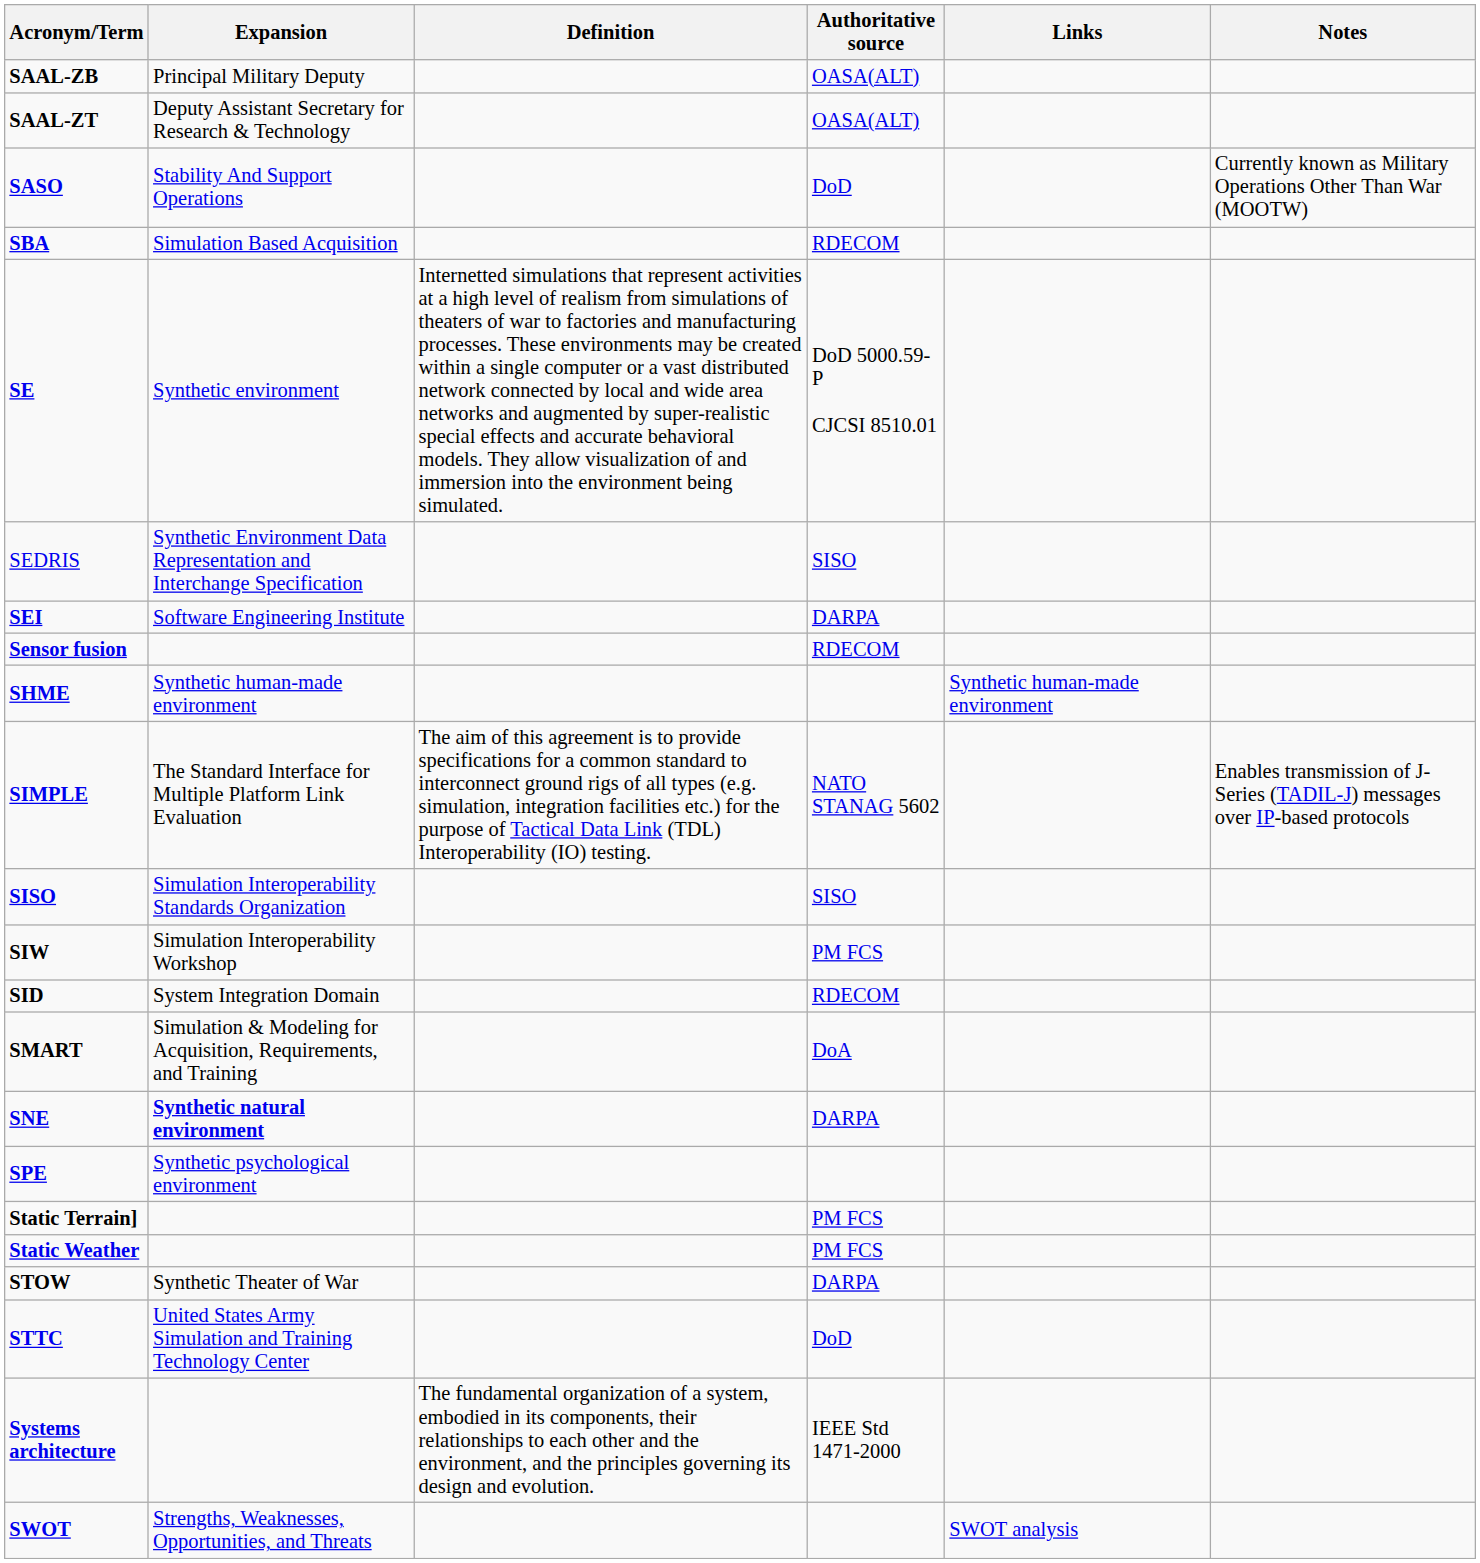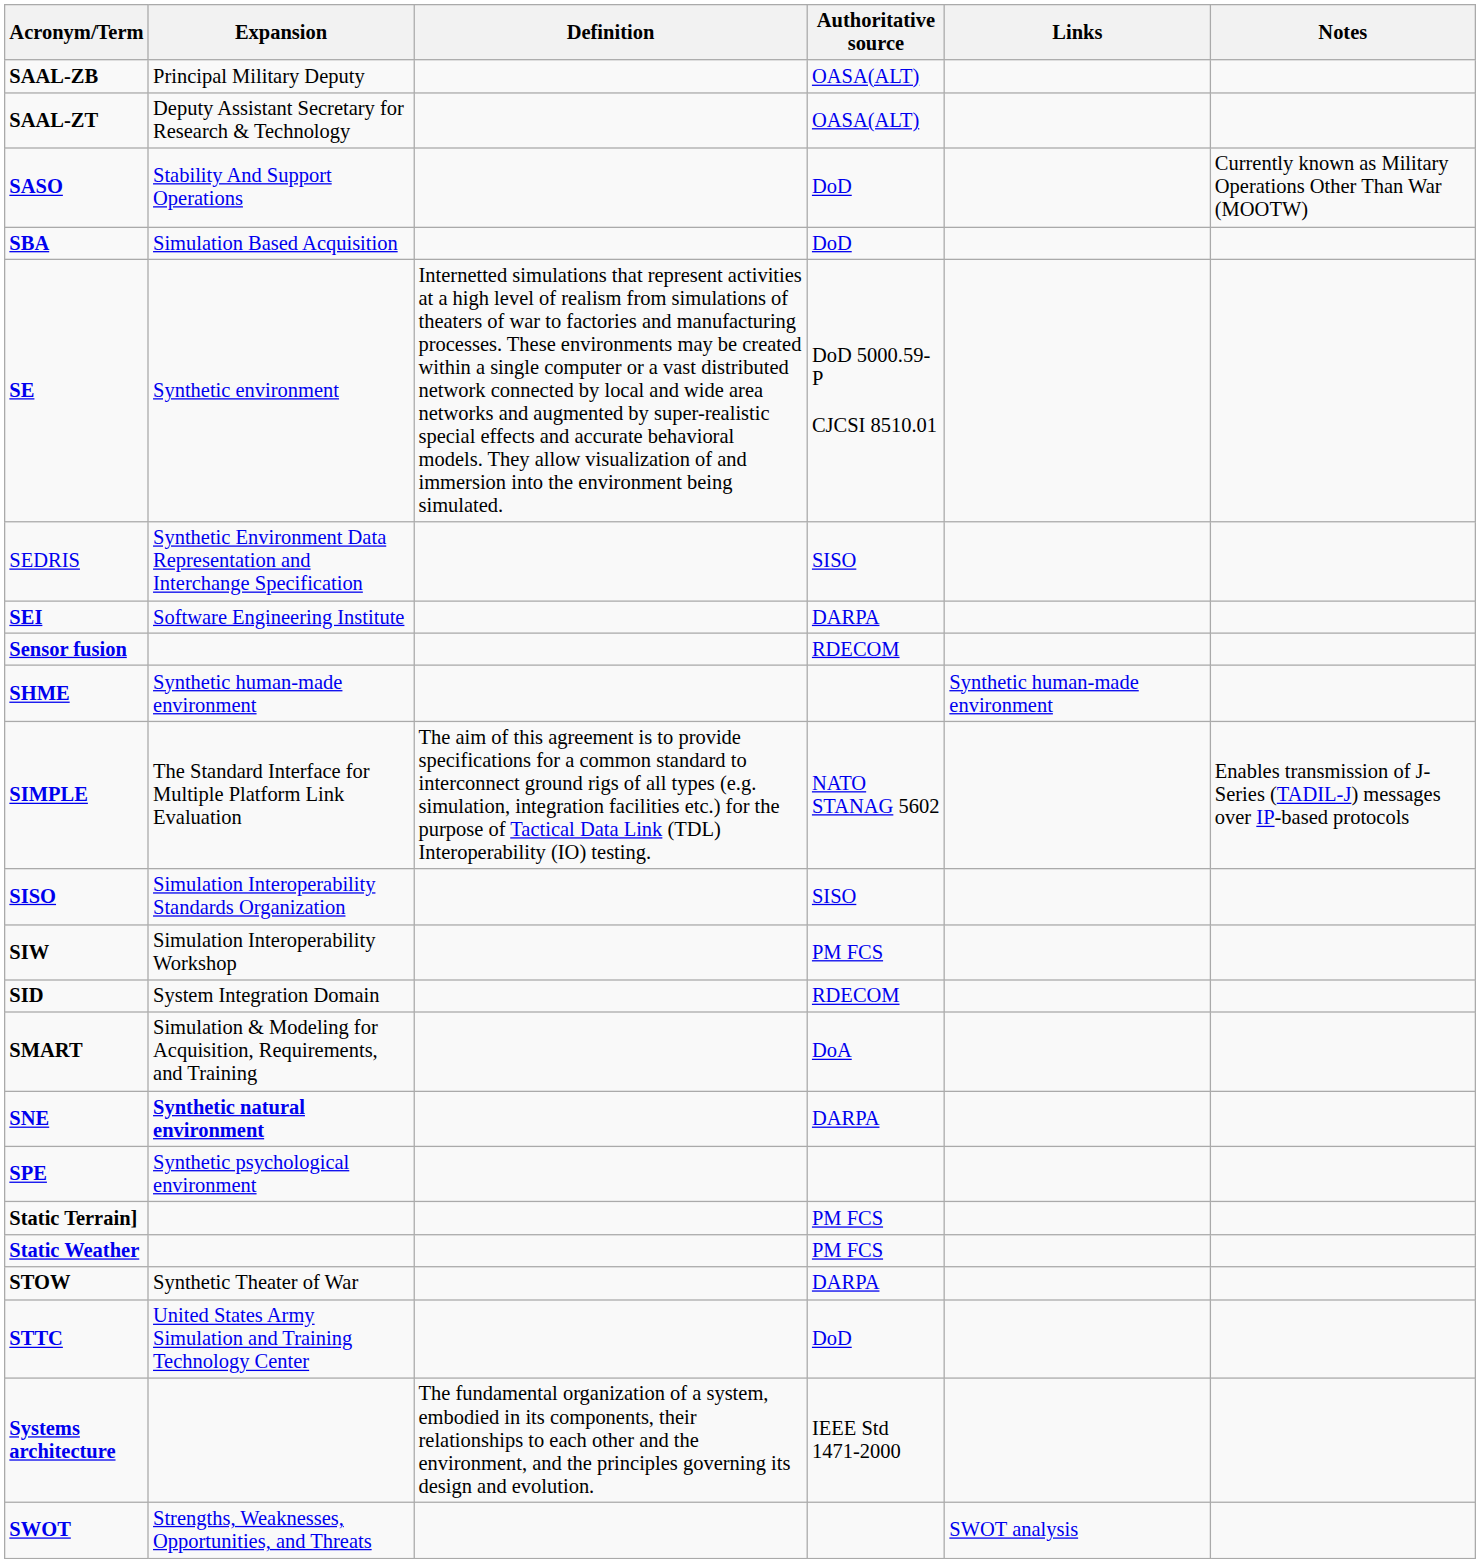(856, 242) RDECOM -> (832, 242) DoD
